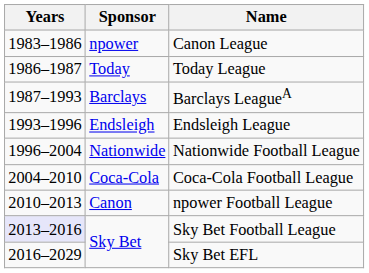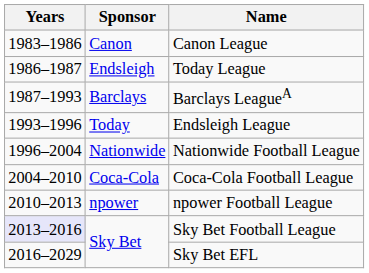(114, 43) npower -> (111, 43) Canon
(110, 69) Today -> (122, 69) Endsleigh
(122, 125) Endsleigh -> (110, 125) Today
(111, 203) Canon -> (114, 203) npower
